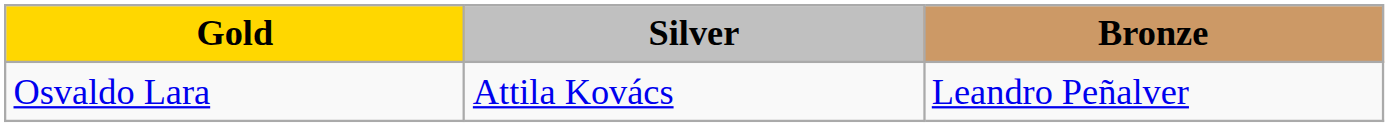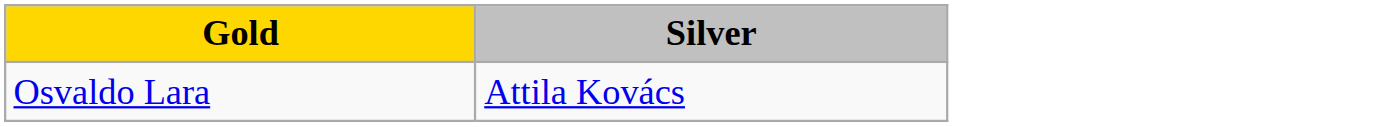- column: (1153, 33)
